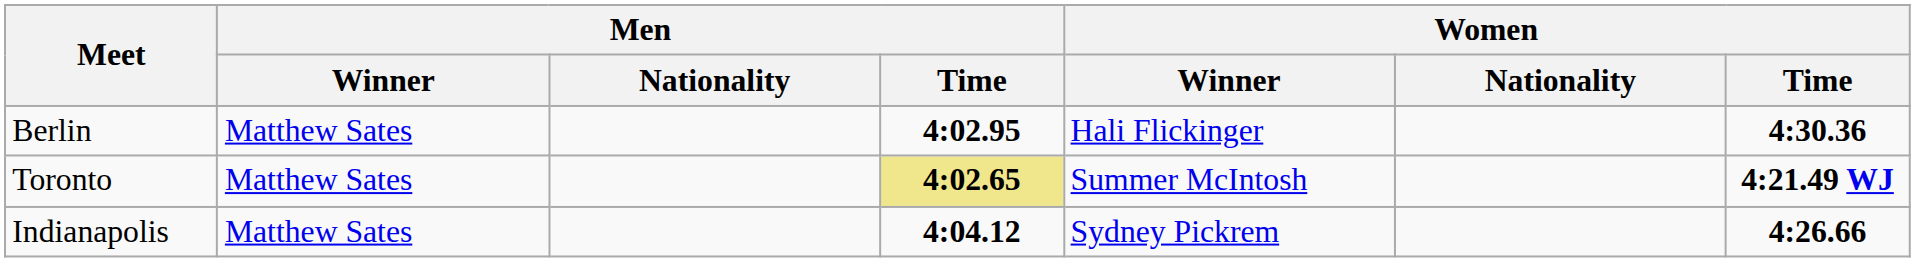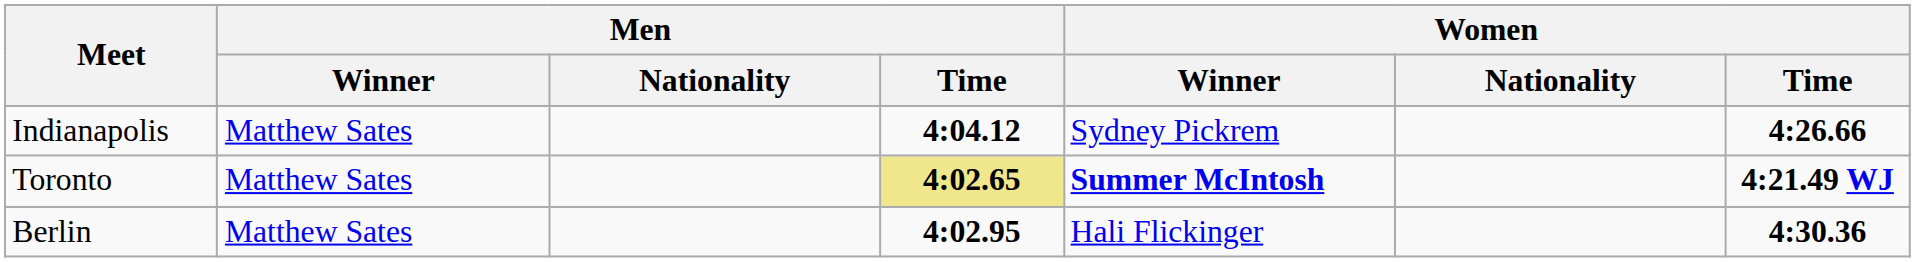rows swapped: (52, 130) <-> (91, 230)
(1189, 180) normal -> (1197, 180) bold
